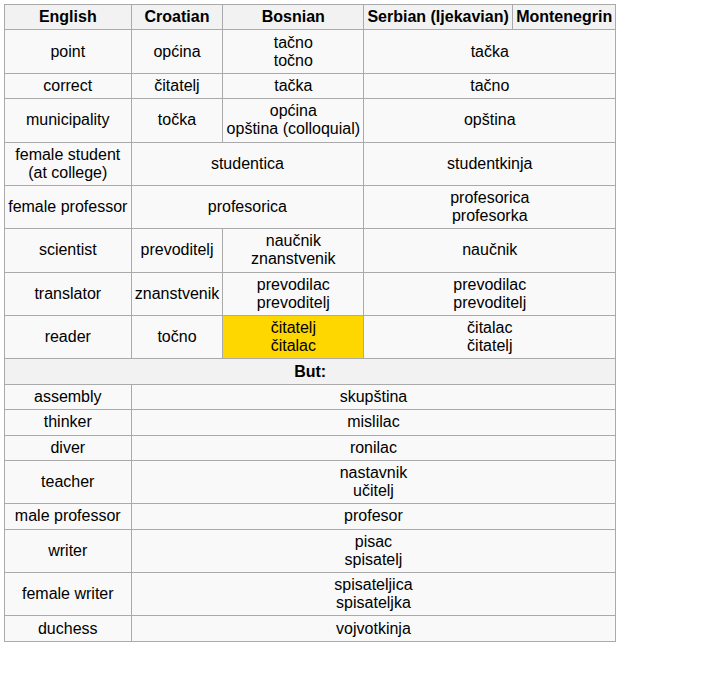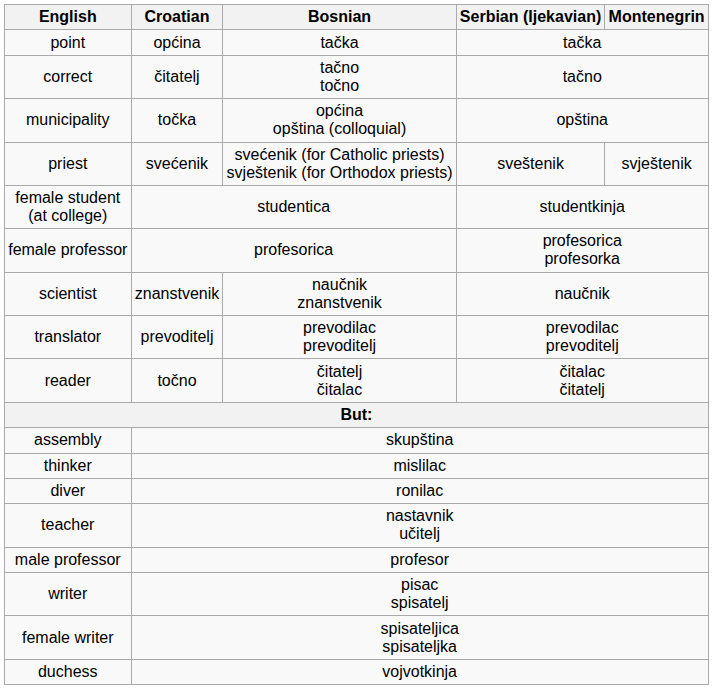(293, 51) tačno točno -> (340, 42) tačka
(293, 85) tačka -> (340, 76) tačno točno
+ row: (68, 163)
(177, 250) prevoditelj -> (177, 293) znanstvenik
(177, 293) znanstvenik -> (177, 337) prevoditelj
(293, 337) gold background -> (340, 380) no background
